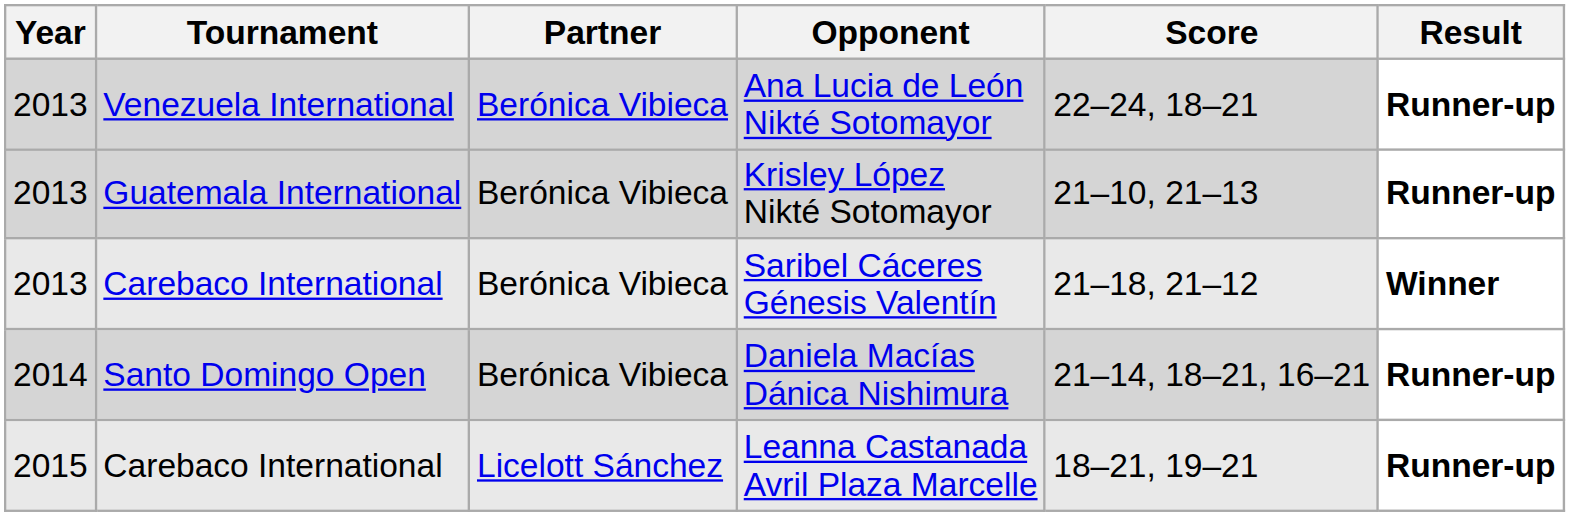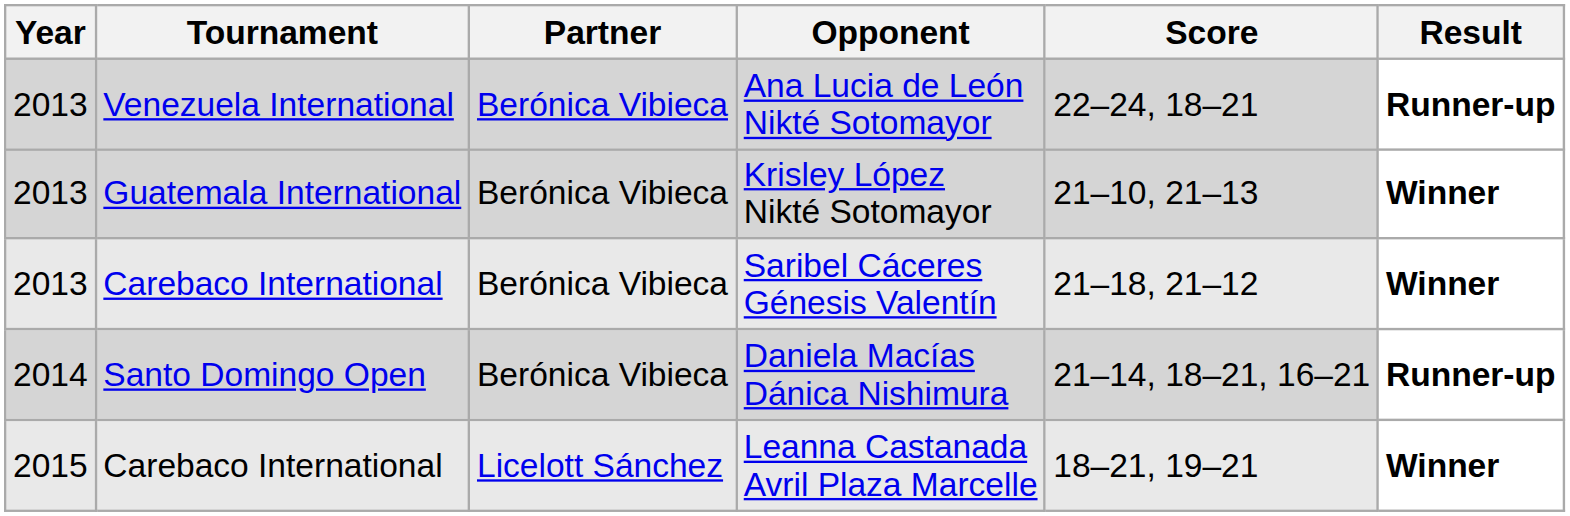(1471, 194) Runner-up -> (1443, 194) Winner
(1471, 465) Runner-up -> (1443, 465) Winner
